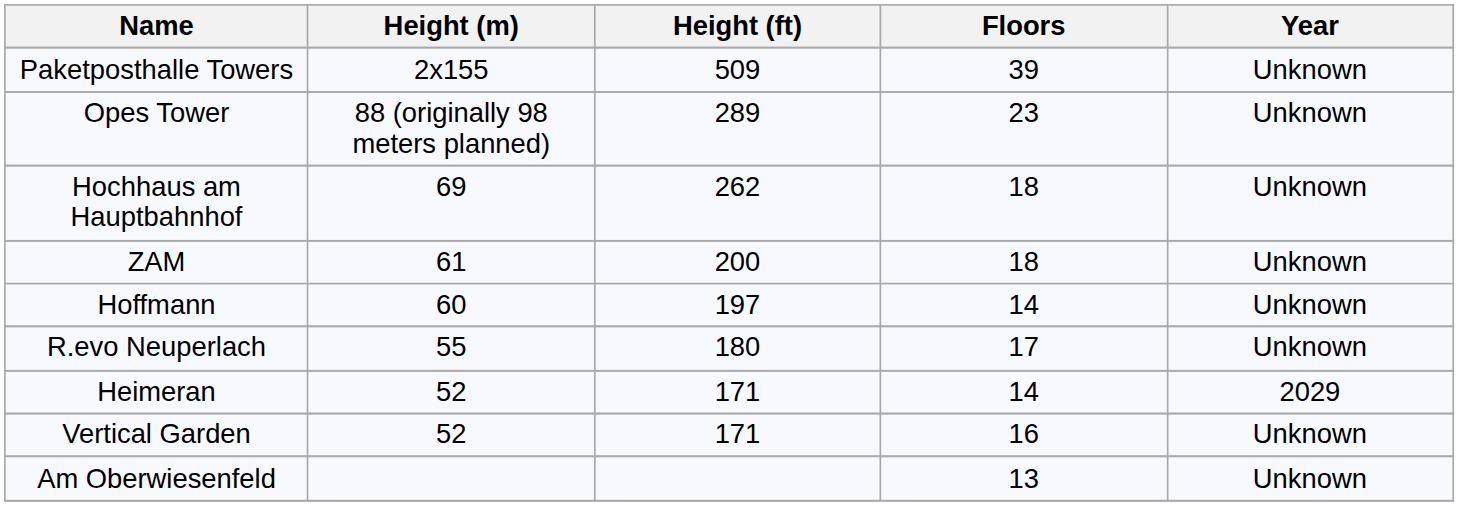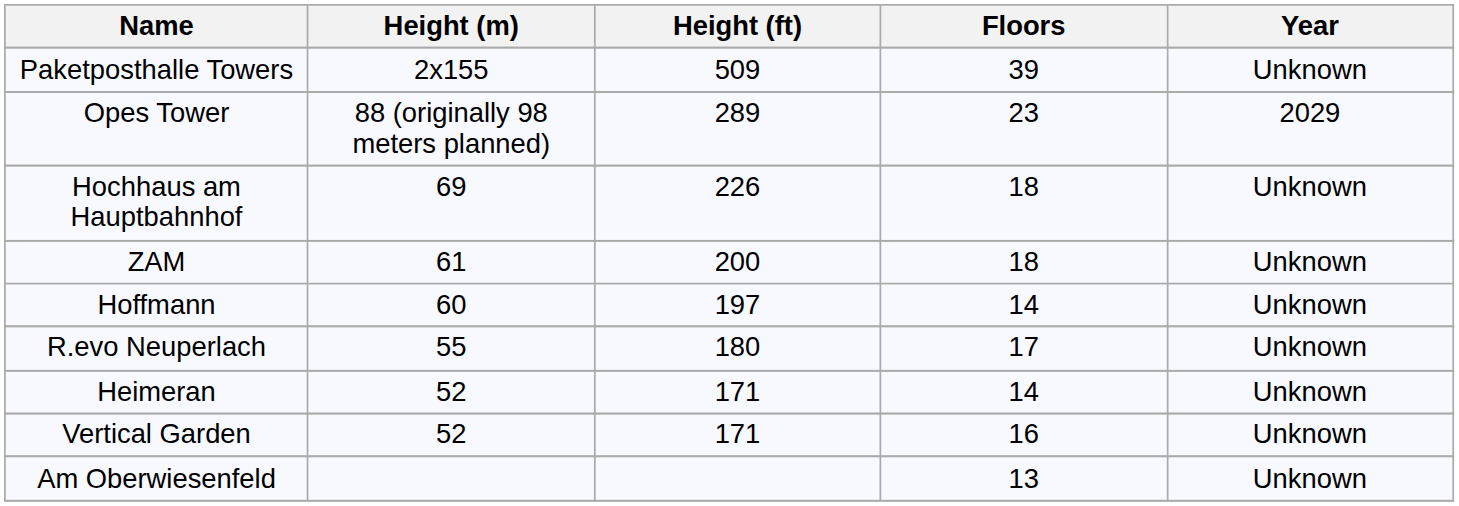(1310, 112) Unknown -> (1310, 112) 2029
(737, 187) 262 -> (737, 187) 226
(1310, 391) 2029 -> (1310, 391) Unknown
